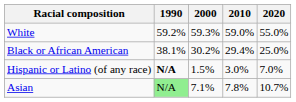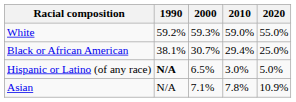(205, 51) 30.2% -> (205, 51) 30.7%
(203, 69) 1.5% -> (203, 69) 6.5%
(271, 69) 7.0% -> (271, 69) 5.0%
(166, 88) lightgreen background -> (166, 88) no background
(274, 88) 10.7% -> (274, 88) 10.9%
